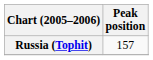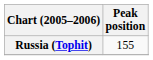(125, 45) 157 -> (125, 45) 155
